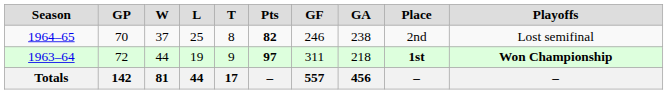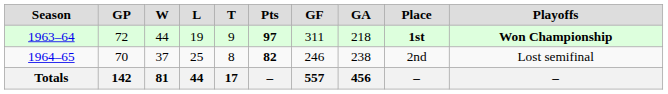rows swapped: (51, 57) <-> (51, 36)
